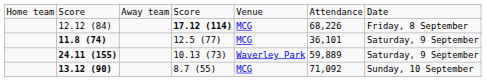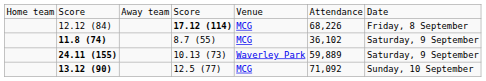(197, 40) 12.5 (77) -> (195, 40) 8.7 (55)
(326, 40) 36,101 -> (326, 40) 36,102
(195, 69) 8.7 (55) -> (197, 69) 12.5 (77)
